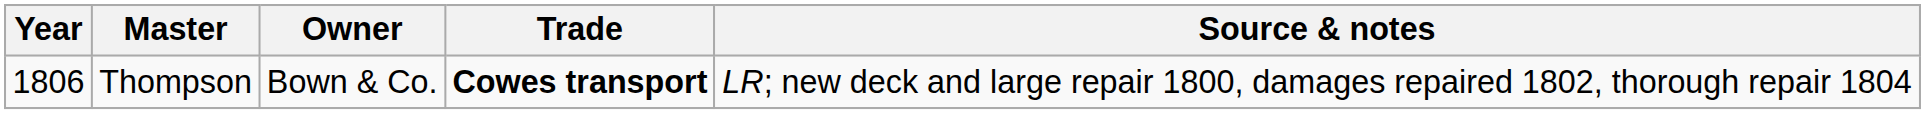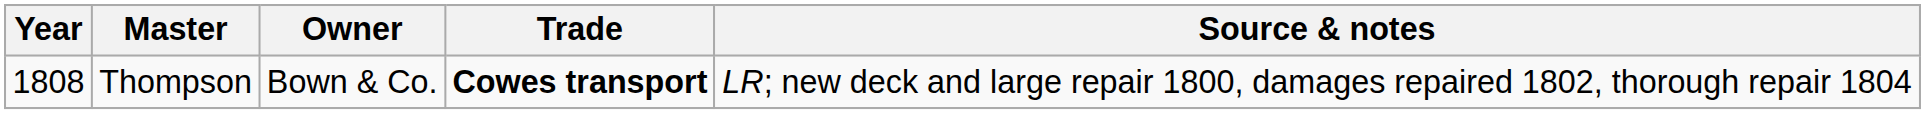(48, 81) 1806 -> (48, 81) 1808
